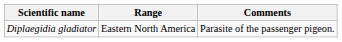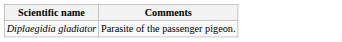- column: (148, 12)
